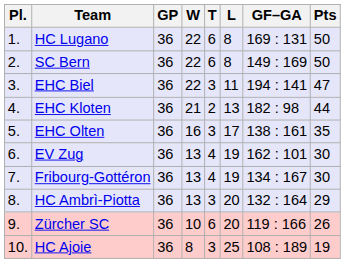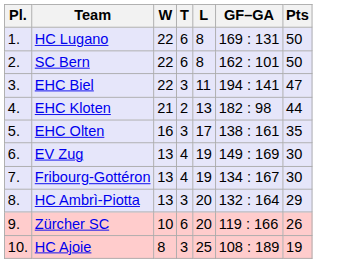- column: (168, 16)
(277, 62) 149 : 169 -> (249, 62) 162 : 101
(277, 154) 162 : 101 -> (249, 154) 149 : 169
